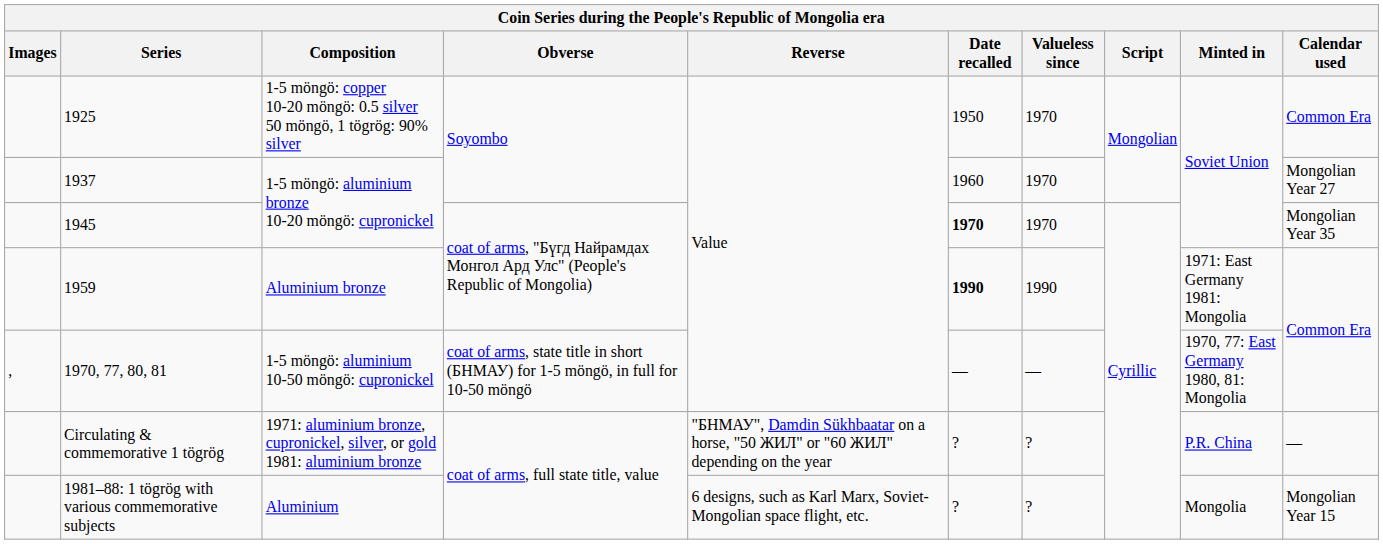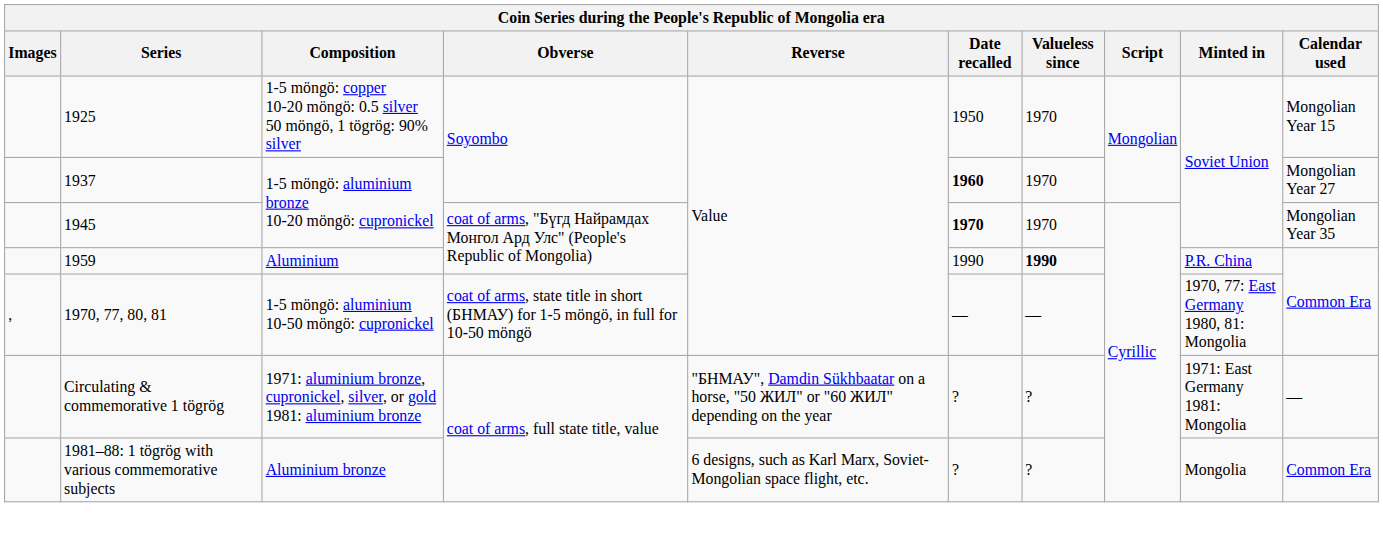(1329, 116) Common Era -> (1321, 116) Mongolian Year 15
(968, 180) normal -> (968, 180) bold
(326, 288) Aluminium bronze -> (302, 260) Aluminium
(968, 288) bold -> (968, 260) normal
(1041, 288) normal -> (1041, 260) bold
(1218, 288) 1971: East Germany 1981: Mongolia -> (1218, 260) P.R. China
(1218, 443) P.R. China -> (1218, 397) 1971: East Germany 1981: Mongolia
(302, 507) Aluminium -> (326, 470) Aluminium bronze
(1321, 507) Mongolian Year 15 -> (1329, 470) Common Era
